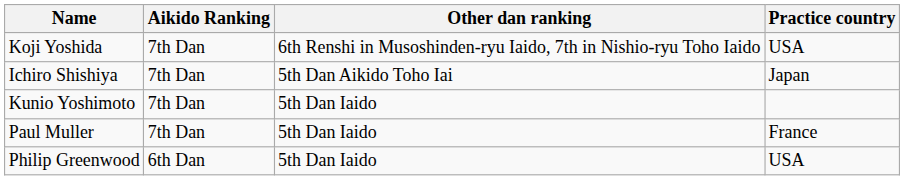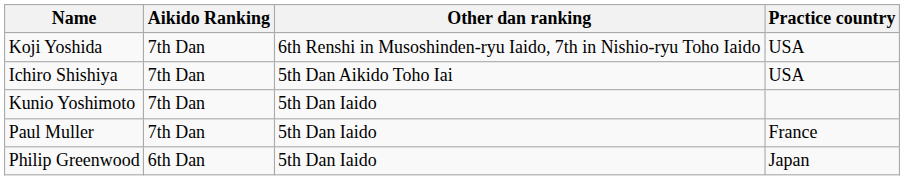(789, 75) Japan -> (787, 75) USA
(787, 160) USA -> (789, 160) Japan
